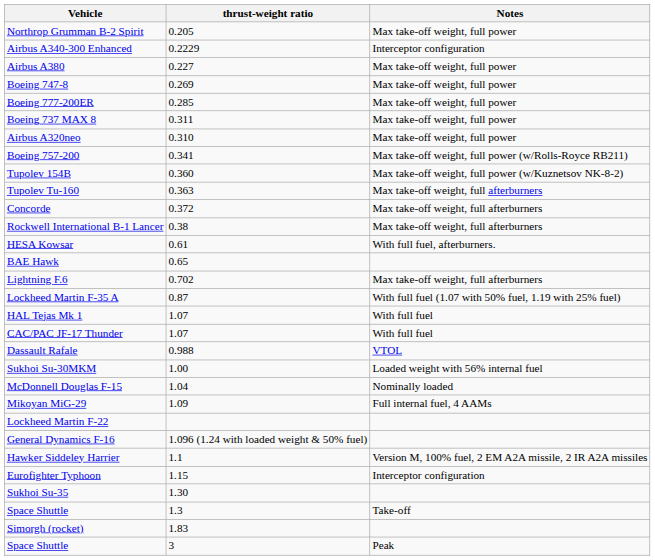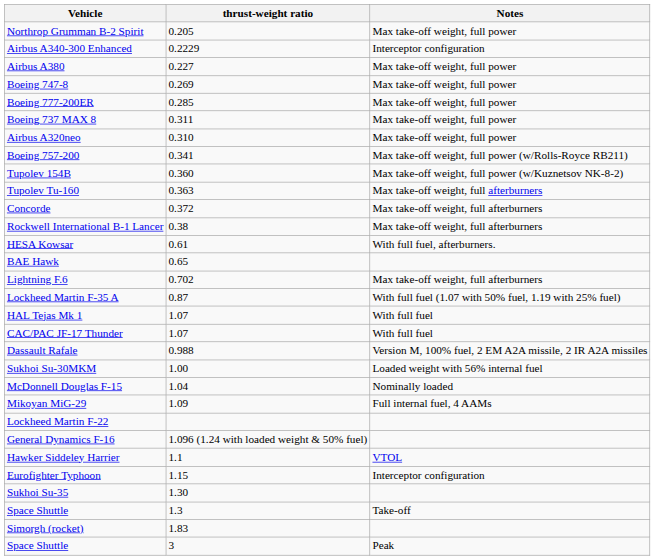(387, 350) VTOL -> (510, 350) Version M, 100% fuel, 2 EM A2A missile, 2 IR A2A missiles
(510, 457) Version M, 100% fuel, 2 EM A2A missile, 2 IR A2A missiles -> (387, 457) VTOL
